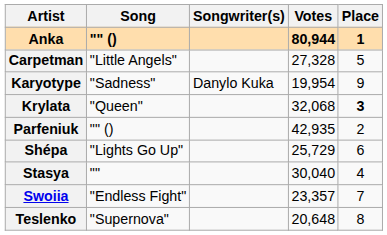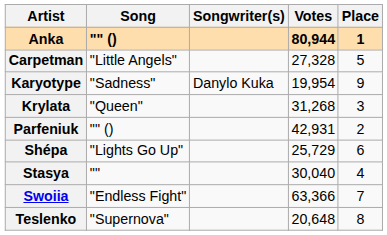(313, 106) 32,068 -> (313, 106) 31,268
(360, 106) bold -> (360, 106) normal
(313, 129) 42,935 -> (313, 129) 42,931
(313, 196) 23,357 -> (313, 196) 63,366
